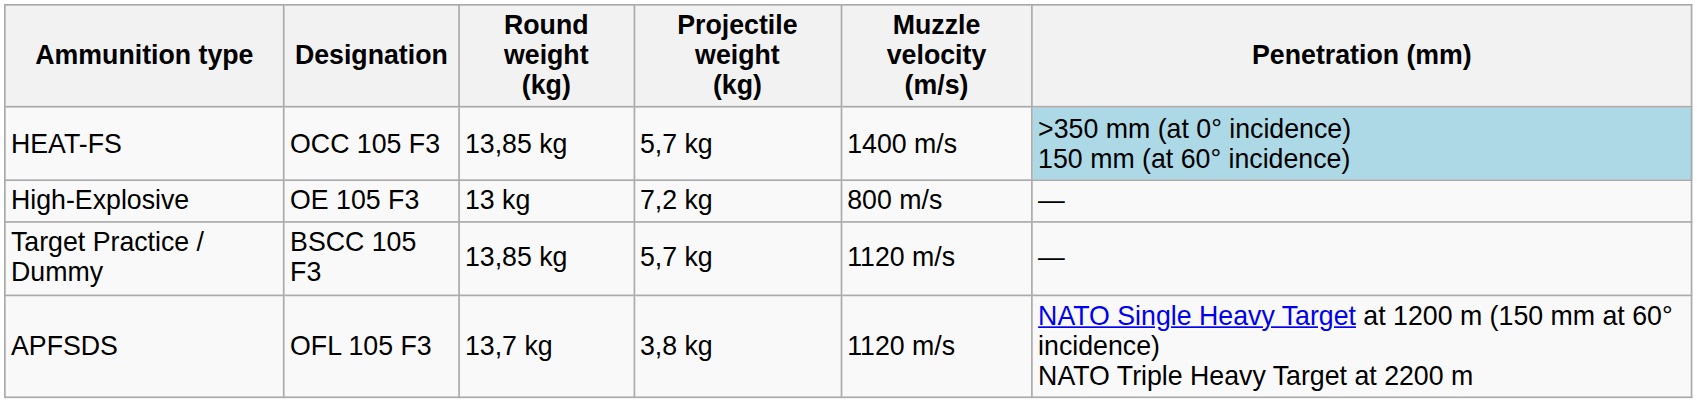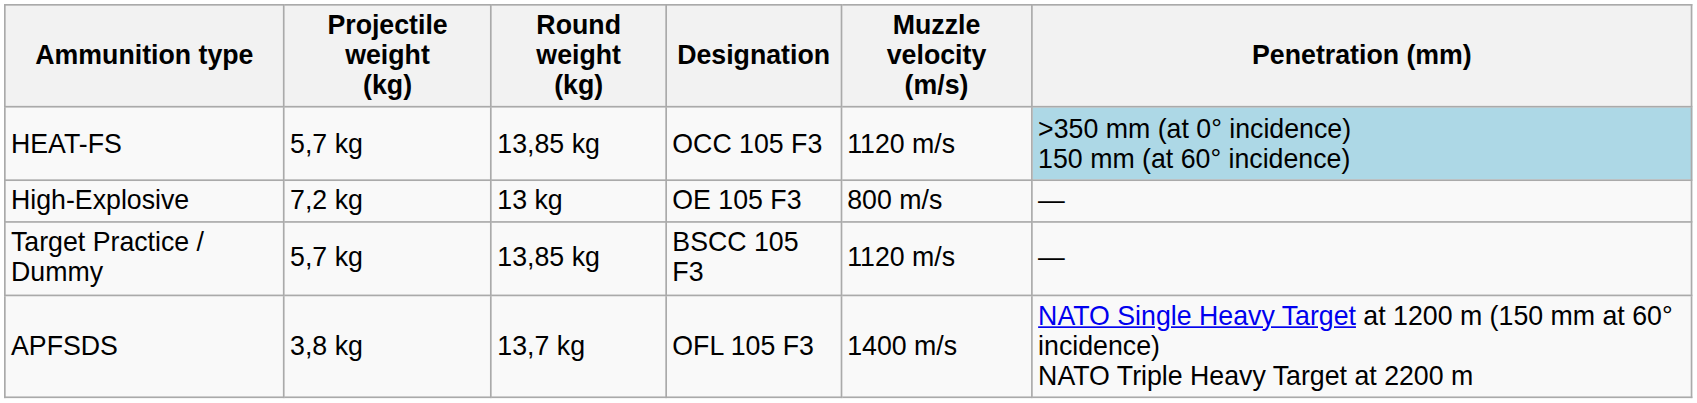columns swapped: (371, 55) <-> (737, 55)
(902, 143) 1400 m/s -> (901, 143) 1120 m/s
(901, 345) 1120 m/s -> (902, 345) 1400 m/s
